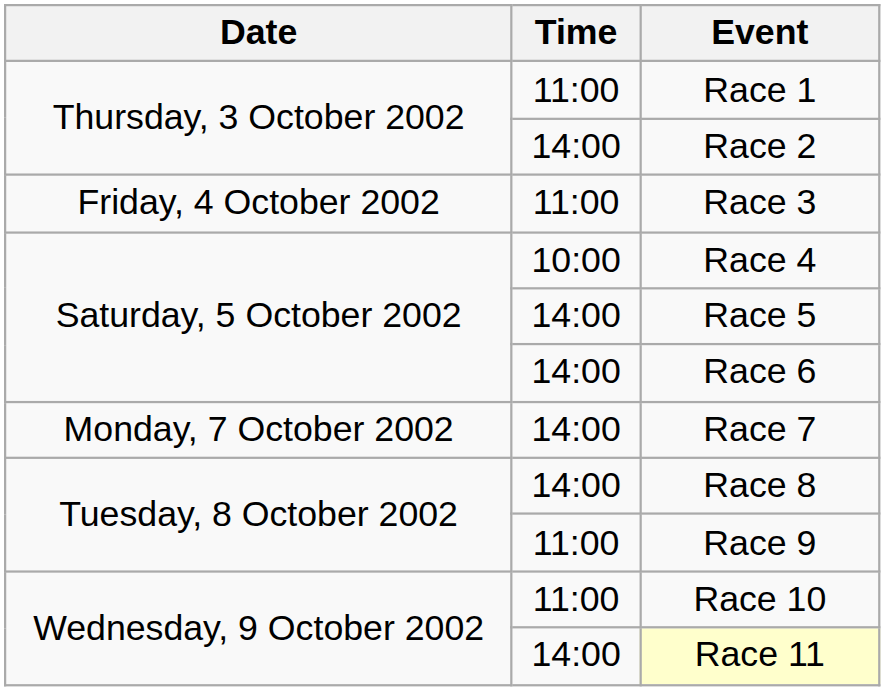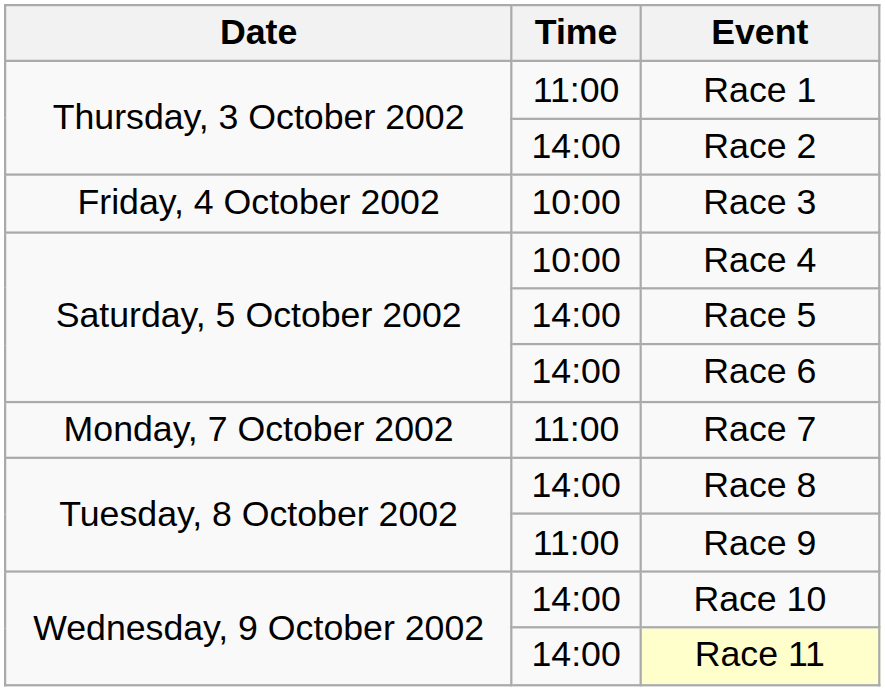(576, 202) 11:00 -> (576, 202) 10:00
(576, 428) 14:00 -> (576, 428) 11:00
(576, 598) 11:00 -> (576, 598) 14:00
